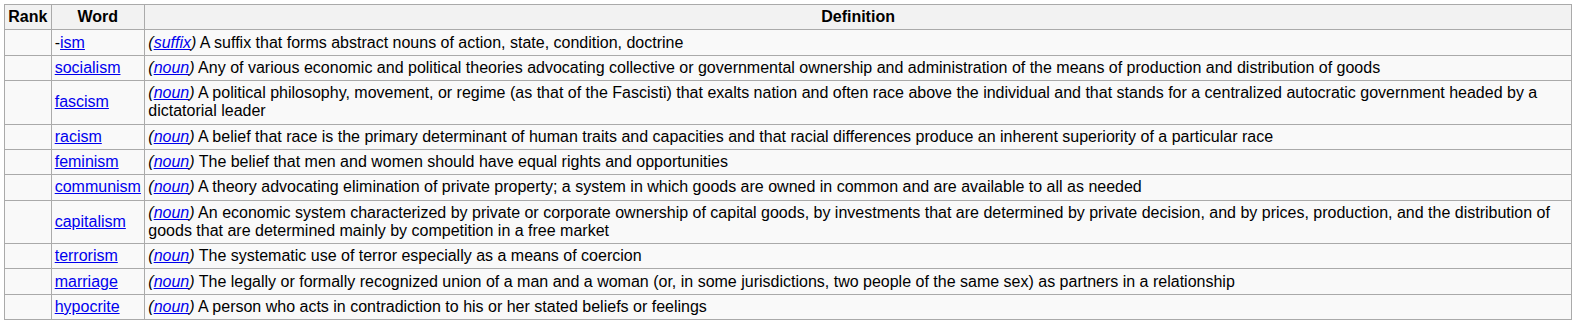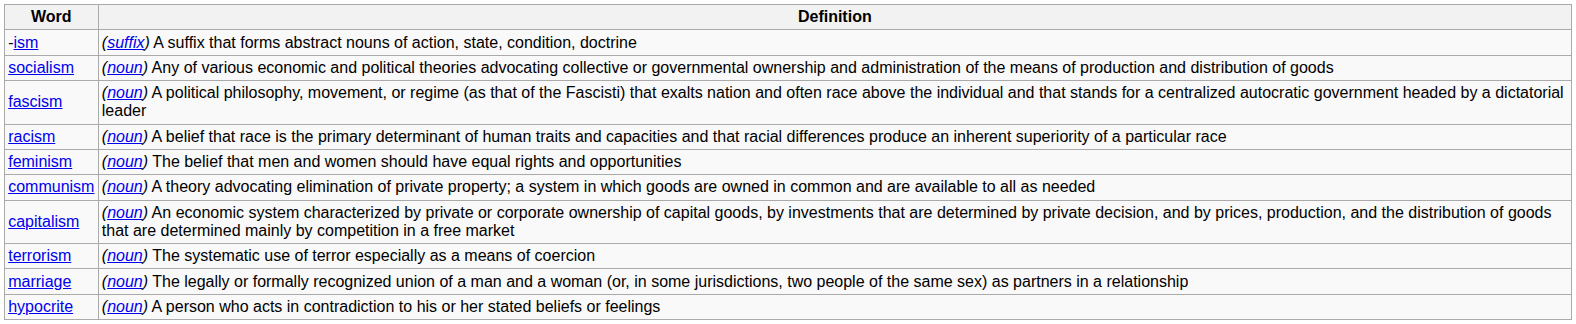- column: (28, 17)
